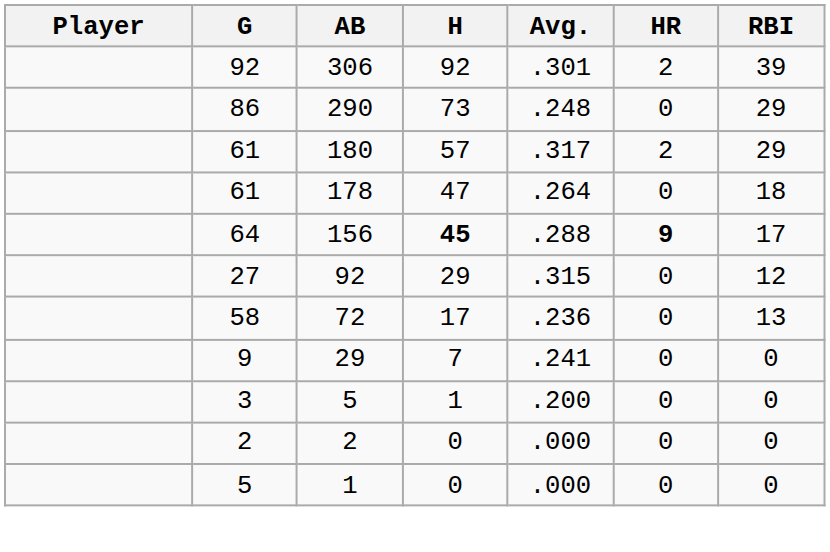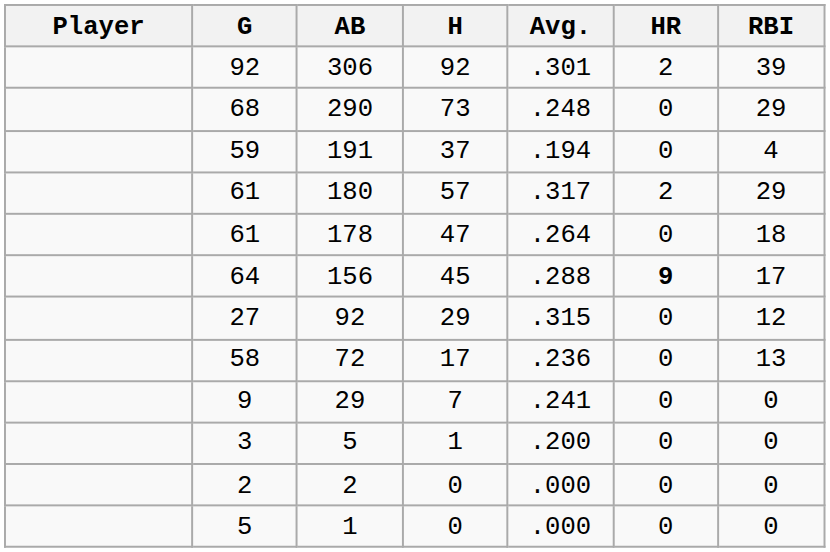(245, 109) 86 -> (245, 109) 68
+ row: (350, 151)
(455, 235) bold -> (455, 276) normal
